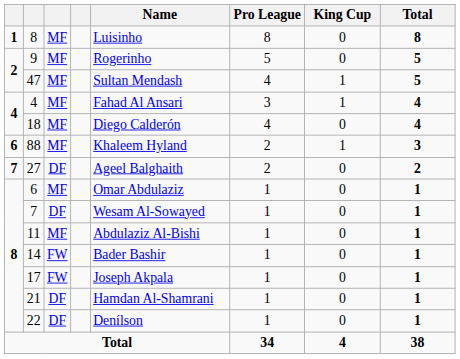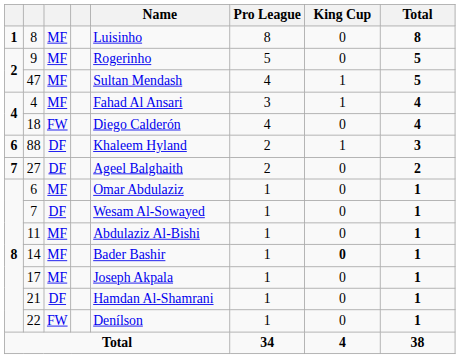(57, 124) MF -> (57, 124) FW
(57, 146) MF -> (57, 146) DF
(57, 255) FW -> (57, 255) MF
(342, 255) normal -> (342, 255) bold
(57, 277) FW -> (57, 277) MF
(57, 320) DF -> (57, 320) FW
